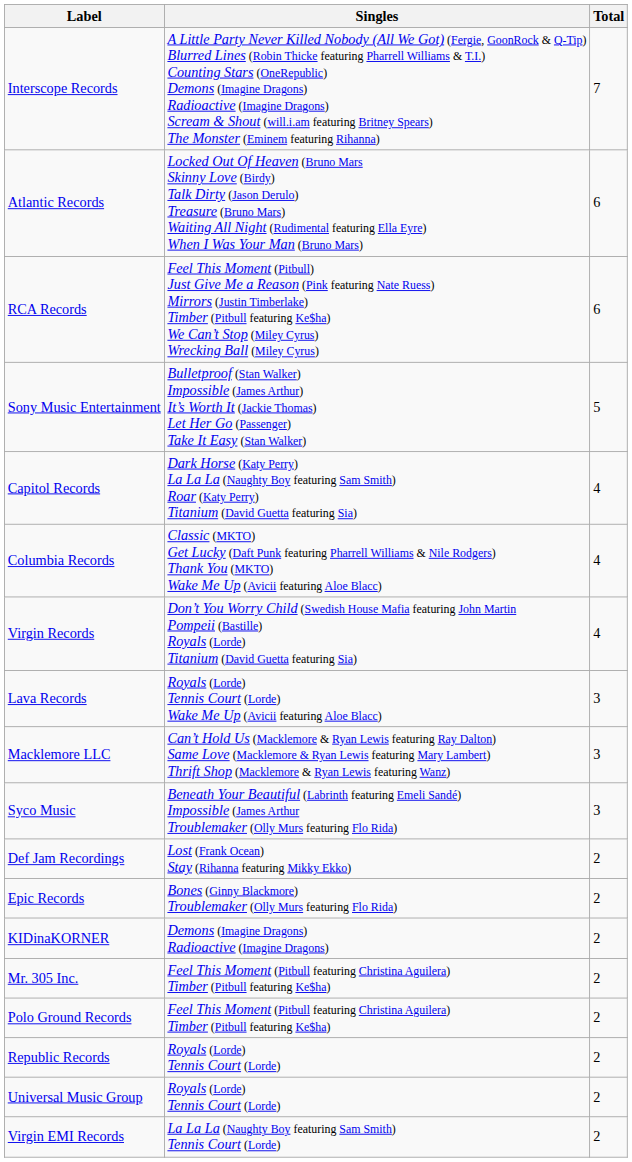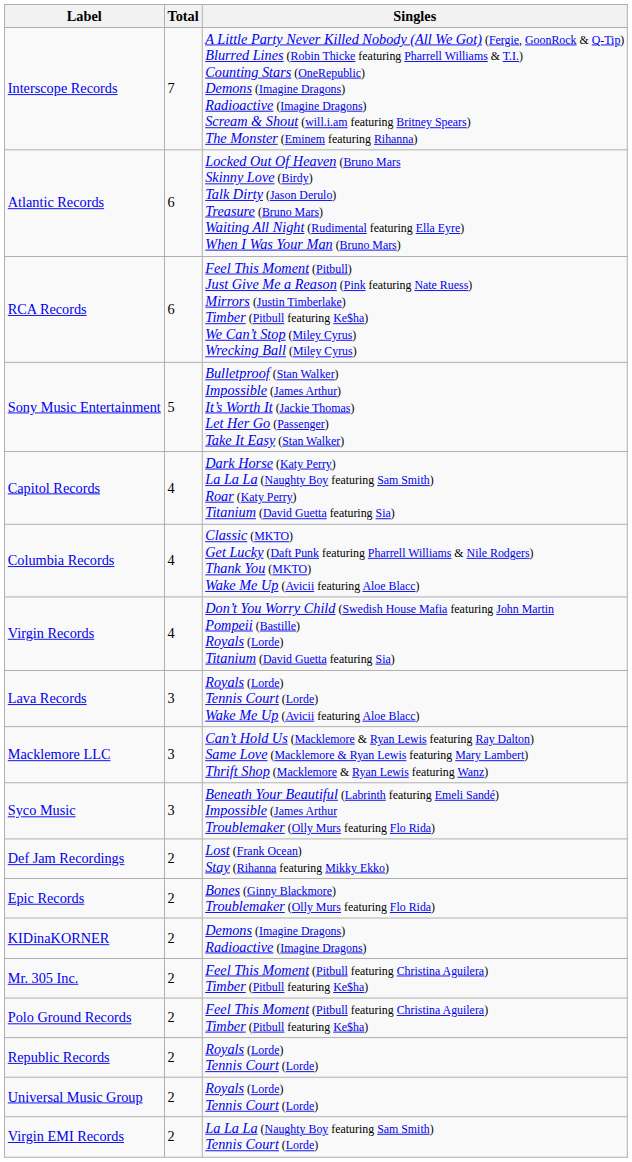columns swapped: (609, 15) <-> (377, 15)
